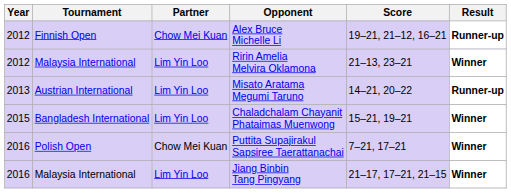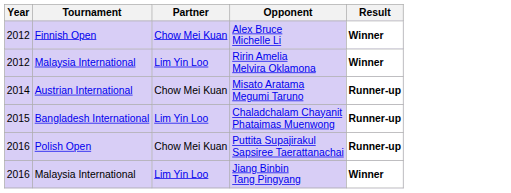- column: (398, 13)
(478, 35) Runner-up -> (366, 35) Winner
(18, 91) 2013 -> (18, 91) 2014
(181, 91) Lim Yin Loo -> (191, 91) Chow Mei Kuan
(469, 119) Winner -> (375, 119) Runner-up
(469, 147) Winner -> (375, 147) Runner-up
